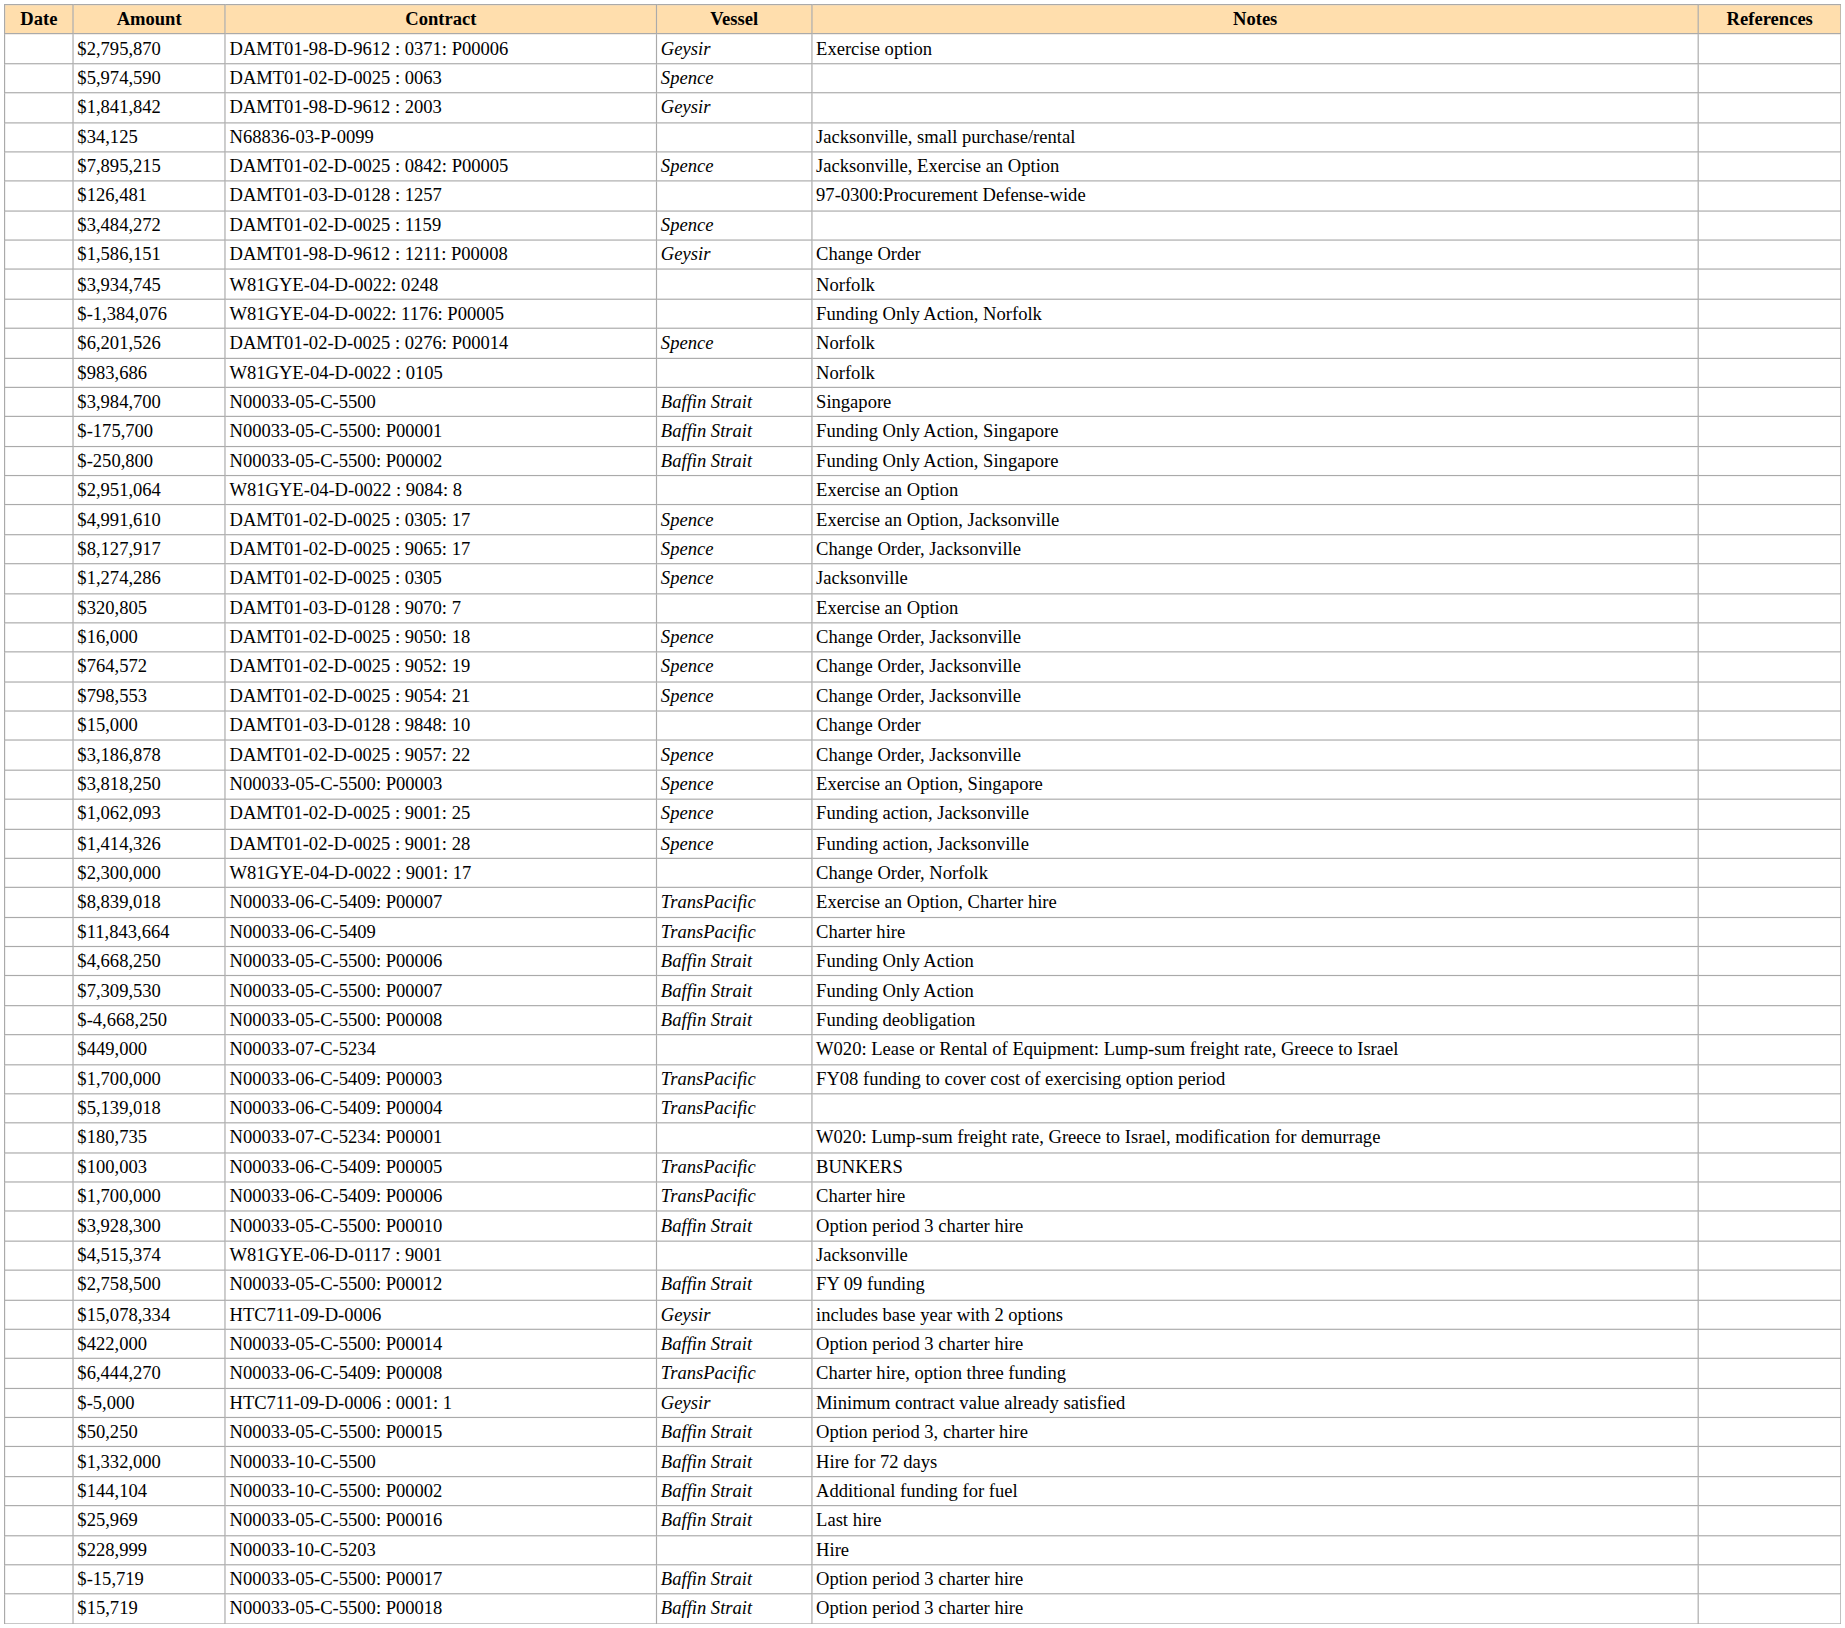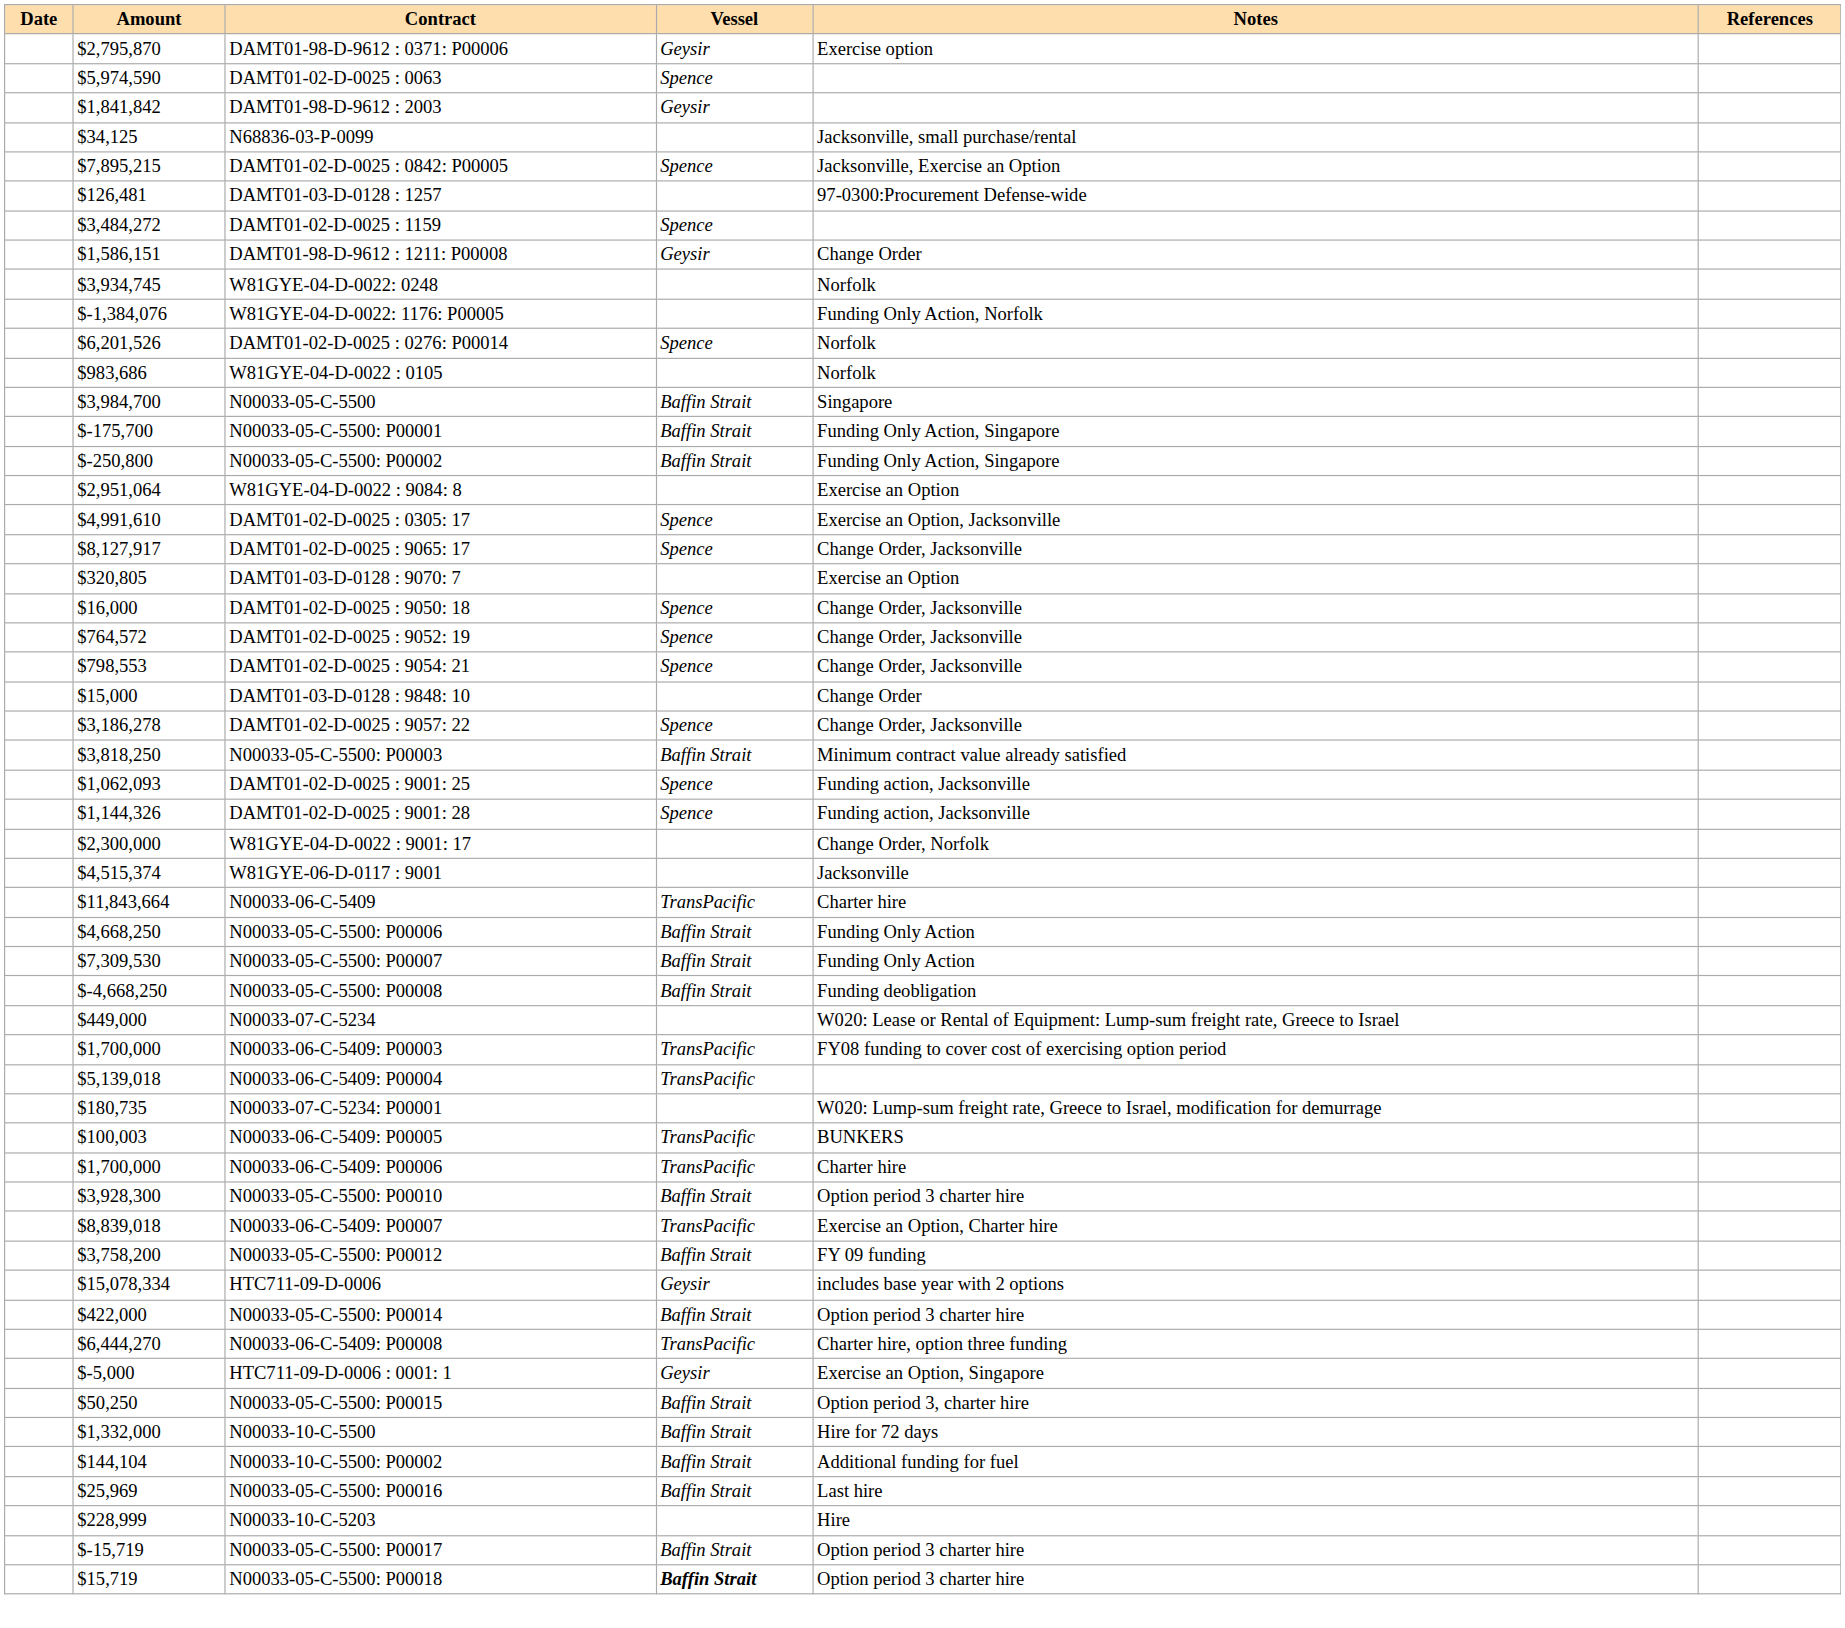- row: (336, 578)
(119, 755) $3,186,878 -> (119, 725) $3,186,278
(687, 784) Spence -> (706, 755) Baffin Strait
(929, 784) Exercise an Option, Singapore -> (972, 755) Minimum contract value already satisfied
(119, 843) $1,414,326 -> (119, 813) $1,144,326
rows swapped: (336, 1255) <-> (336, 902)
(119, 1284) $2,758,500 -> (119, 1255) $3,758,200
(971, 1402) Minimum contract value already satisfied -> (930, 1373) Exercise an Option, Singapore
(706, 1608) normal -> (708, 1579) bold
